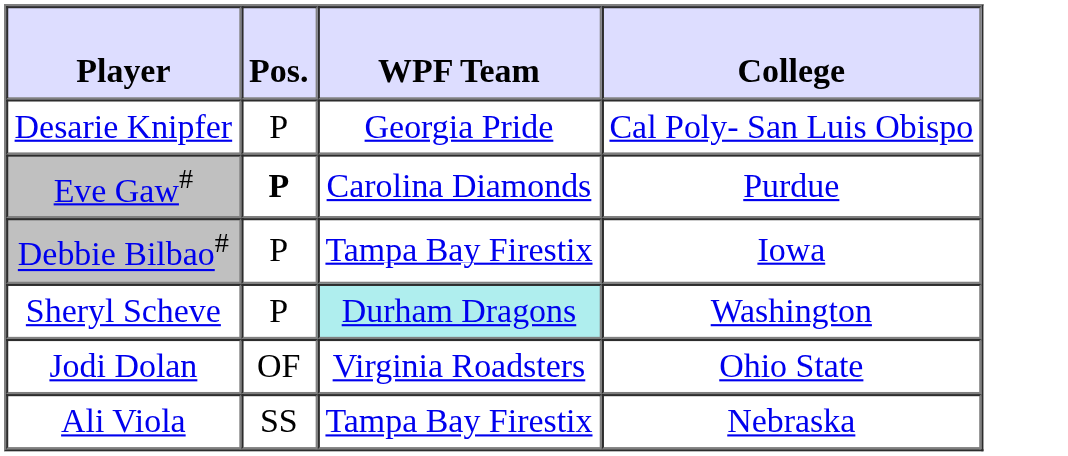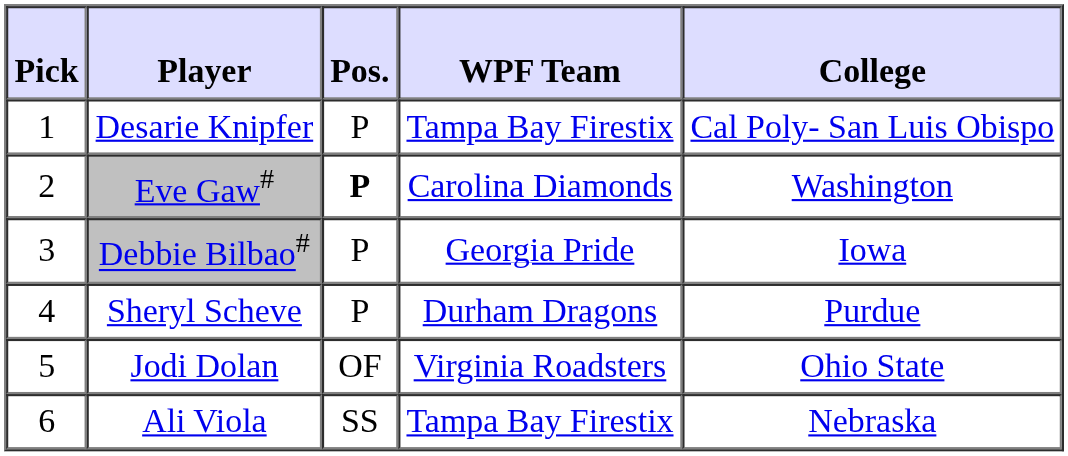+ column: (47, 71)
(459, 126) Georgia Pride -> (540, 126) Tampa Bay Firestix
(791, 186) Purdue -> (872, 186) Washington
(459, 250) Tampa Bay Firestix -> (540, 250) Georgia Pride
(459, 310) paleturquoise background -> (540, 310) no background
(791, 310) Washington -> (872, 310) Purdue
